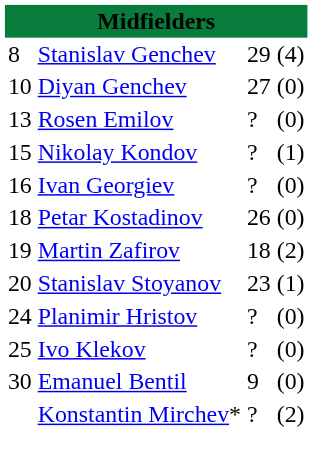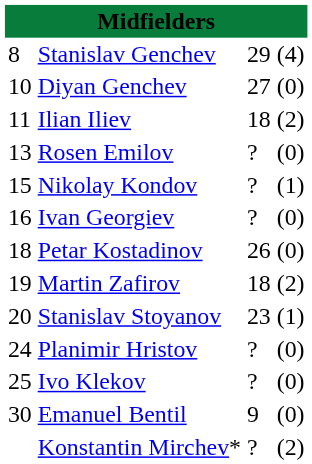+ row: (84, 119)
